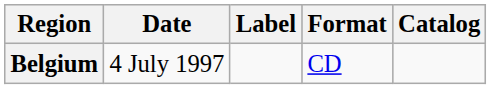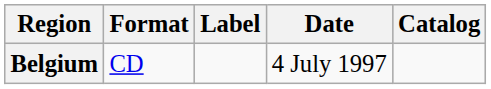columns swapped: (167, 24) <-> (347, 24)
